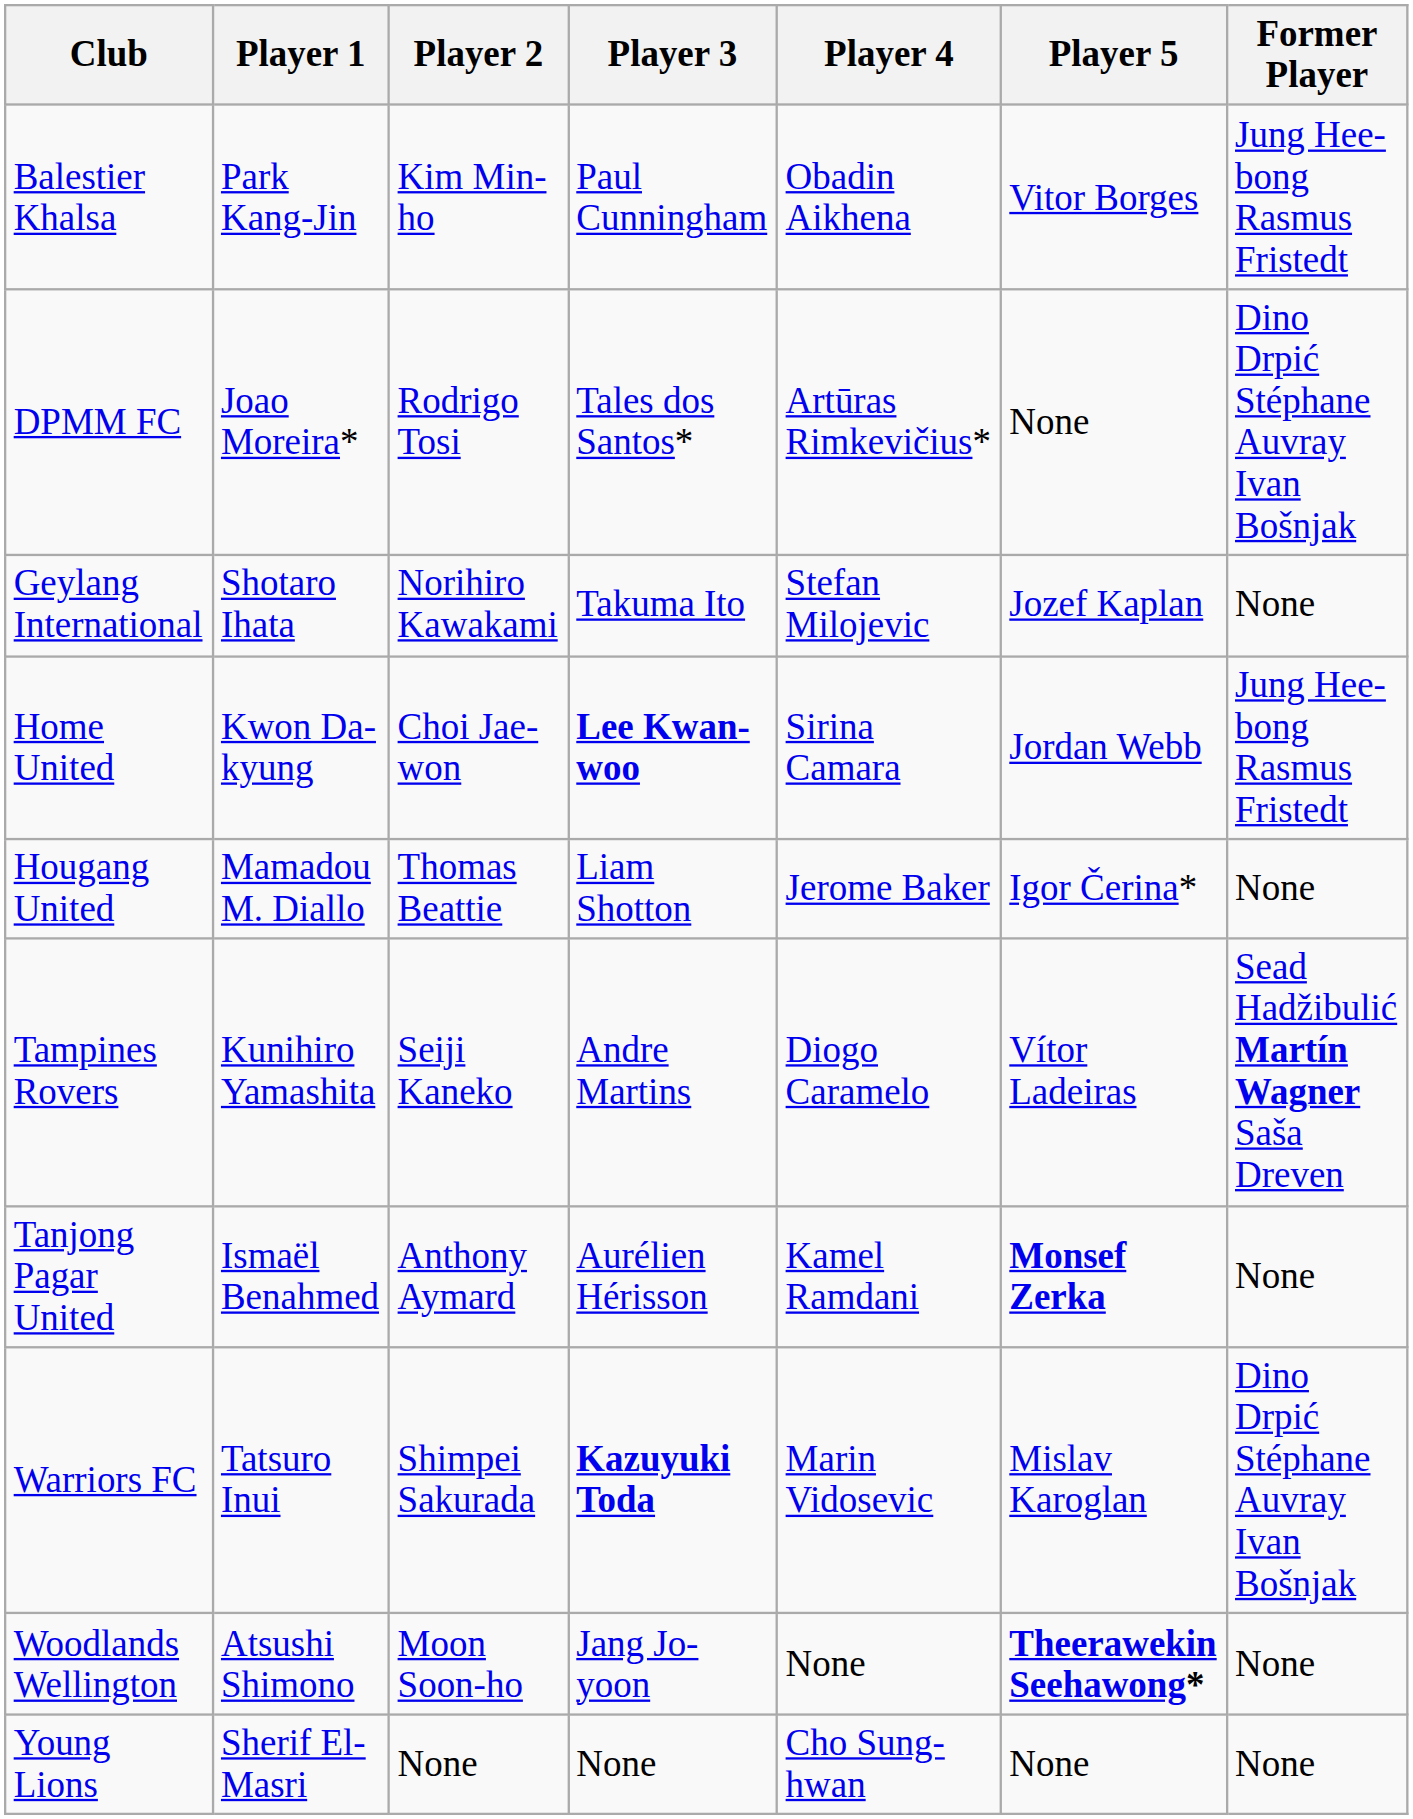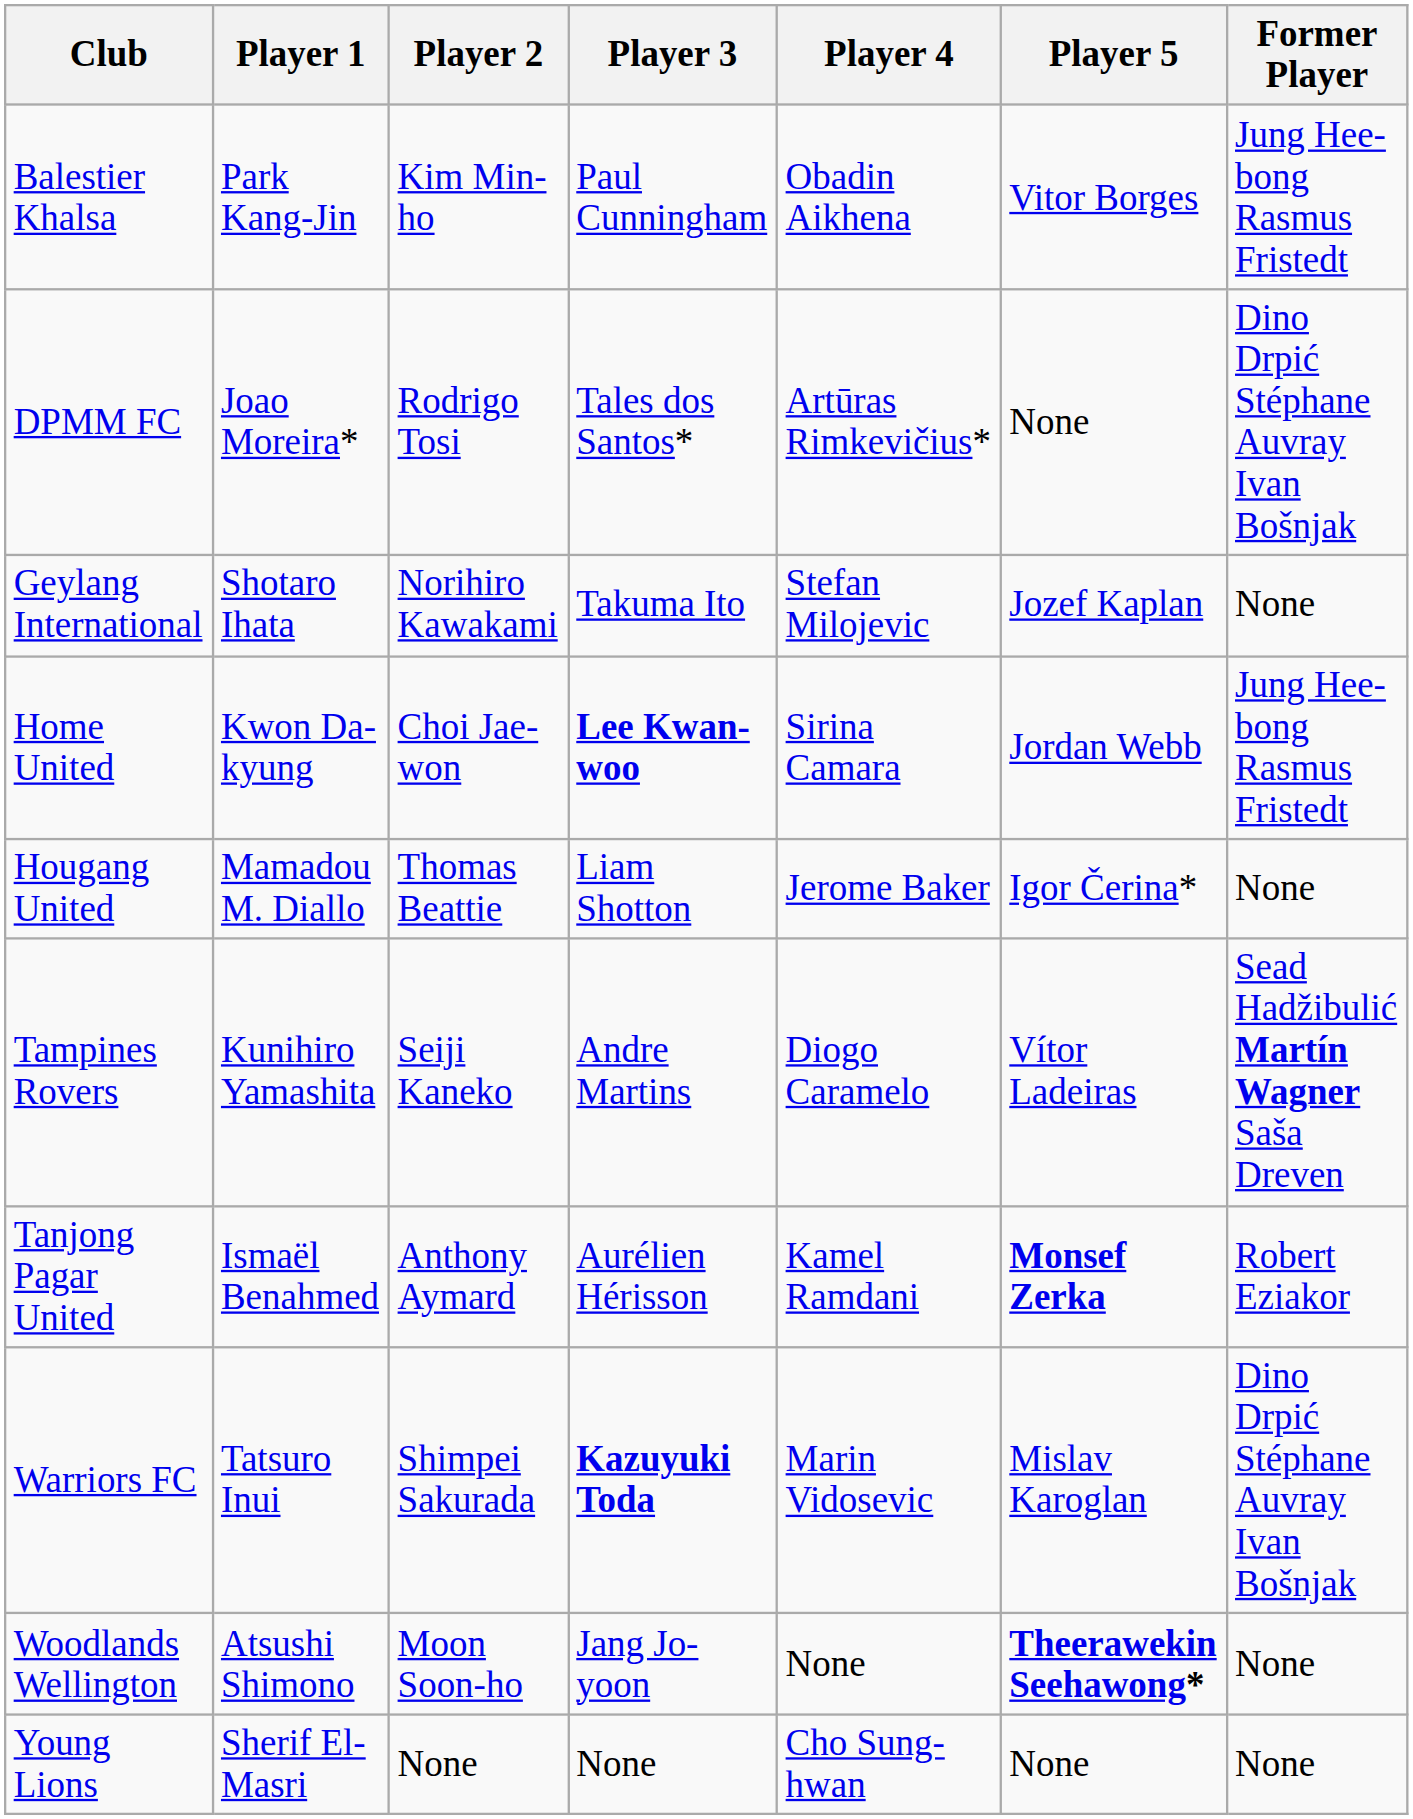(1275, 1275) None -> (1292, 1275) Robert Eziakor
